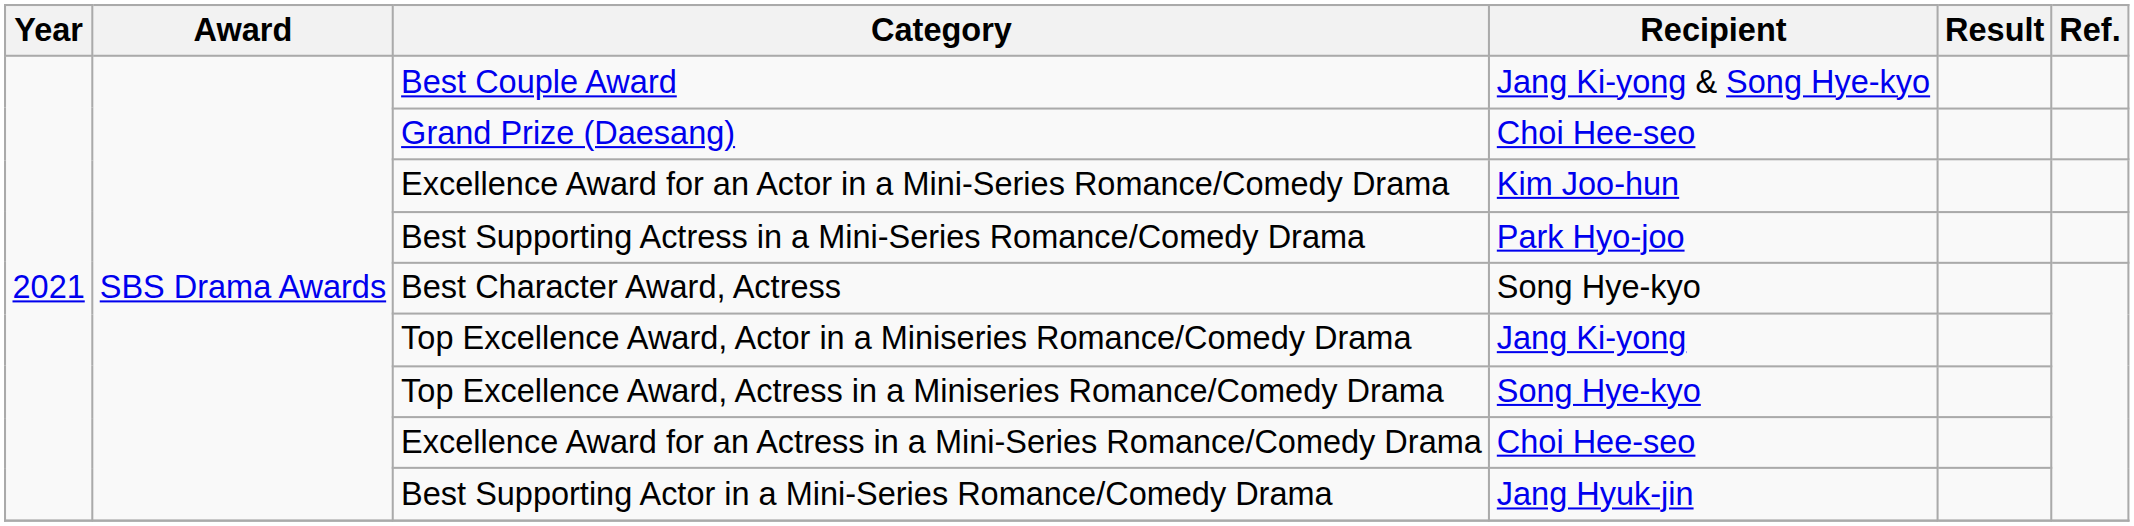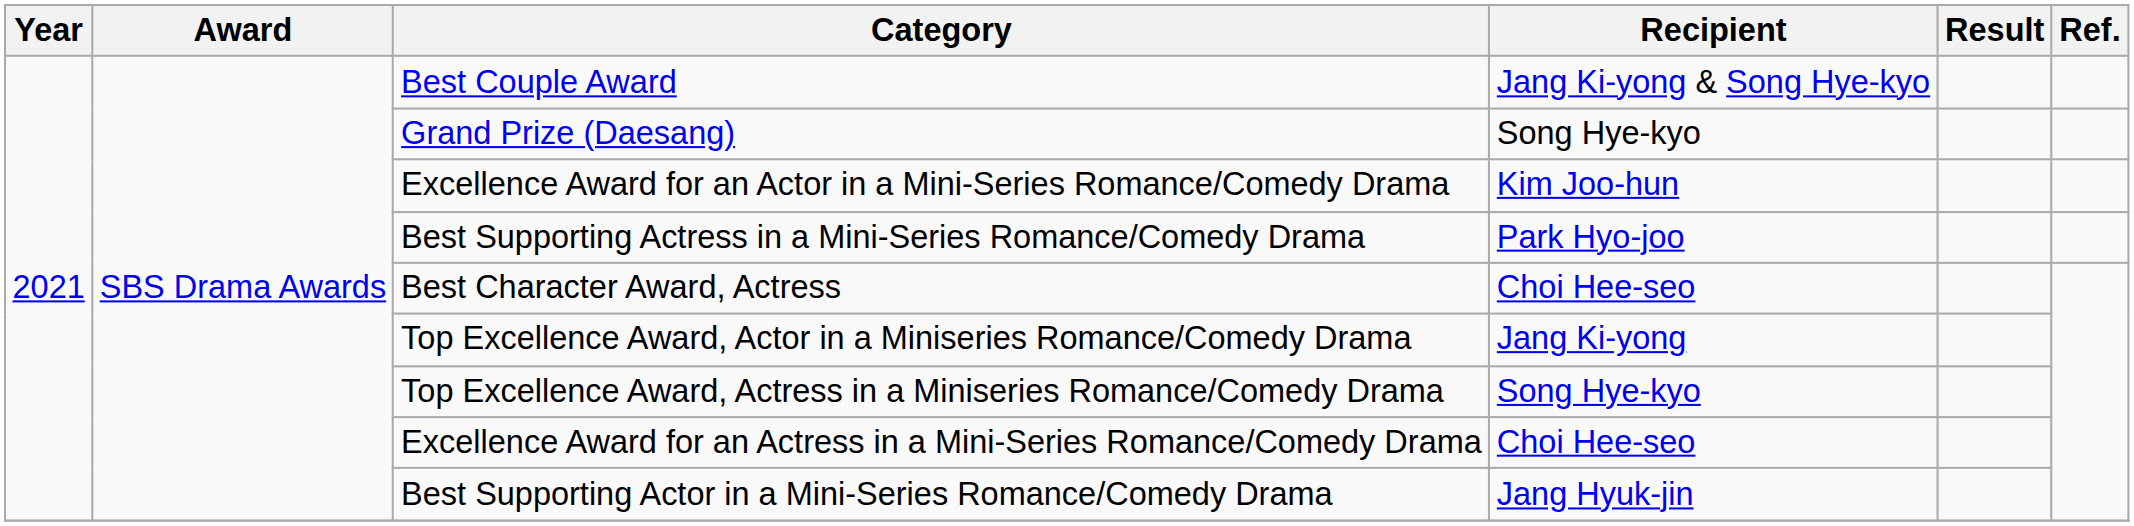(1596, 133) Choi Hee-seo -> (1599, 133) Song Hye-kyo
(1599, 287) Song Hye-kyo -> (1596, 287) Choi Hee-seo
